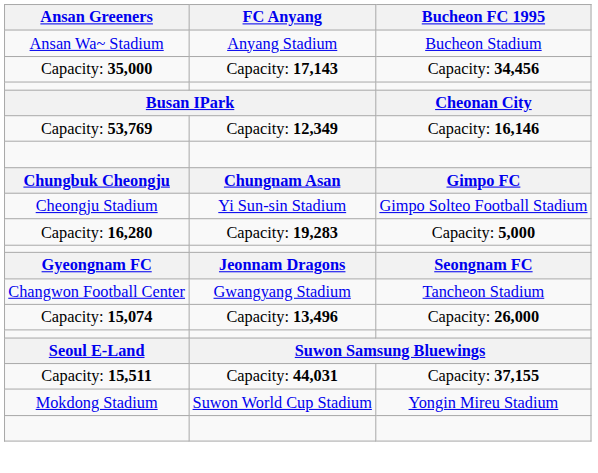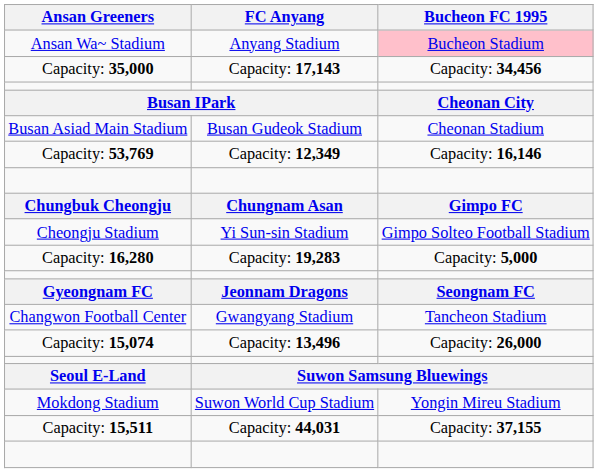(483, 43) no background -> (486, 43) pink background
+ row: (98, 128)
rows swapped: (97, 402) <-> (97, 376)
